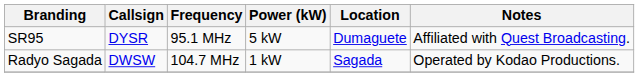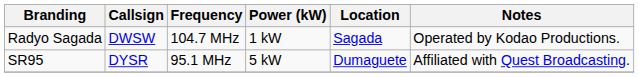rows swapped: (55, 60) <-> (26, 38)
